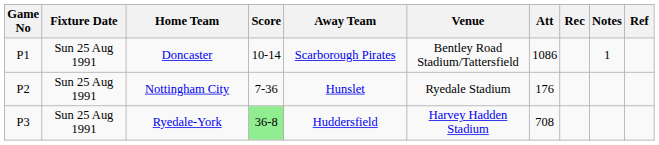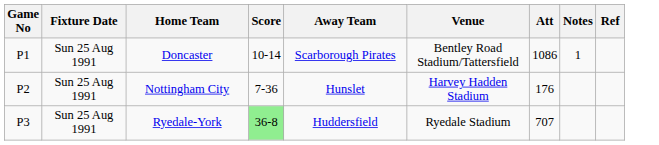- column: (575, 21)
(468, 89) Ryedale Stadium -> (468, 89) Harvey Hadden Stadium
(468, 122) Harvey Hadden Stadium -> (468, 122) Ryedale Stadium
(545, 122) 708 -> (545, 122) 707
